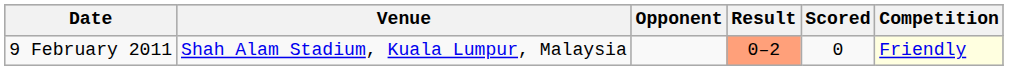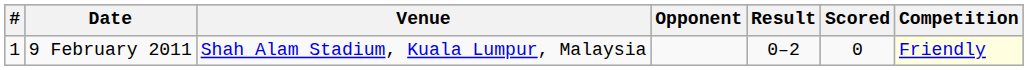+ column: (15, 20)
(764, 50) lightsalmon background -> (784, 50) no background
